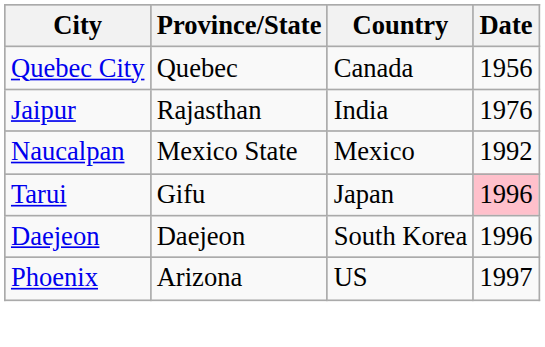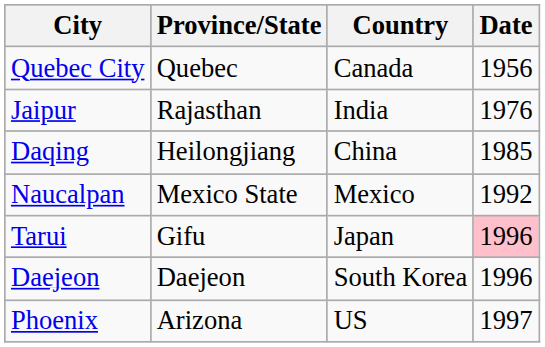+ row: (50, 151)
